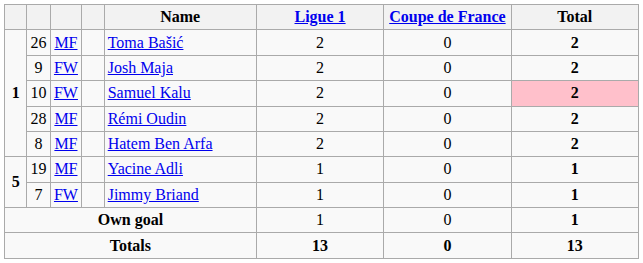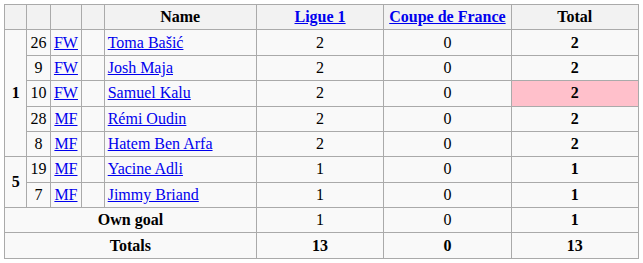(66, 42) MF -> (66, 42) FW
(66, 194) FW -> (66, 194) MF
